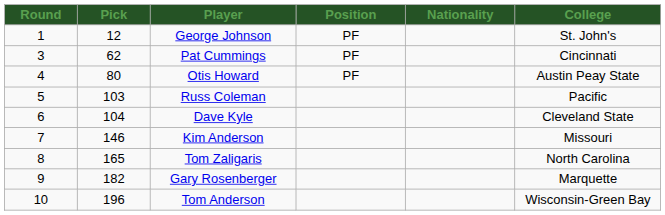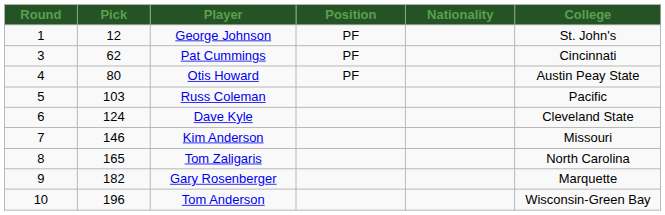(114, 117) 104 -> (114, 117) 124
